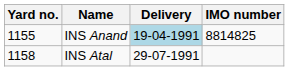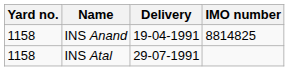(21, 35) 1155 -> (21, 35) 1158
(166, 35) lightblue background -> (166, 35) no background
